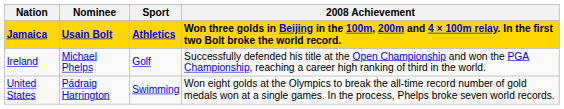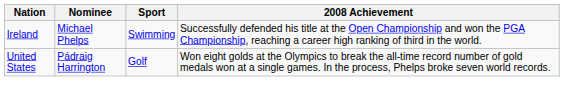- row: (27, 34)
(142, 62) Golf -> (152, 34) Swimming
(156, 90) Swimming -> (137, 62) Golf
